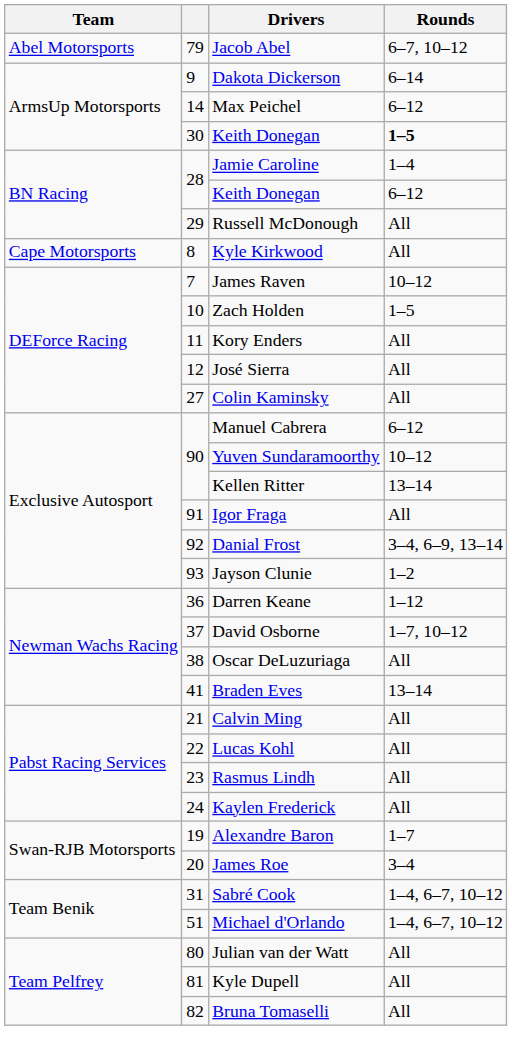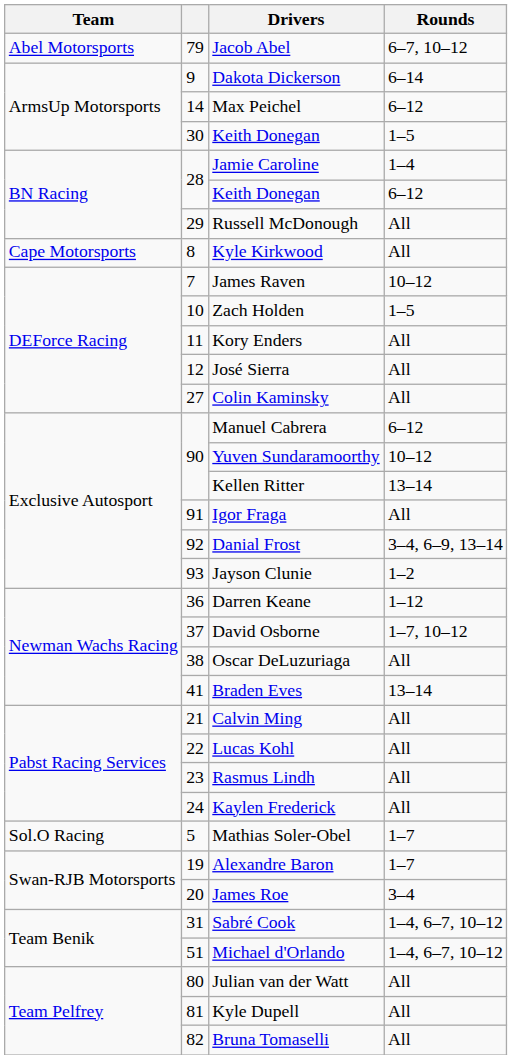(401, 135) bold -> (401, 135) normal
+ row: (191, 835)
